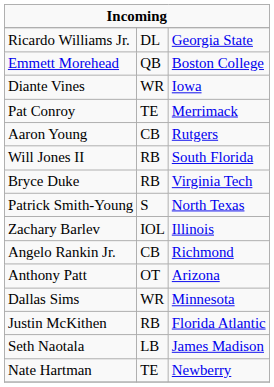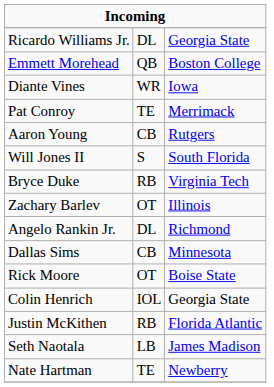(150, 157) RB -> (141, 157) S
- row: (71, 205)
(153, 228) IOL -> (147, 205) OT
(150, 252) CB -> (147, 228) DL
- row: (47, 275)
(152, 299) WR -> (147, 252) CB
+ row: (44, 275)
+ row: (50, 299)
